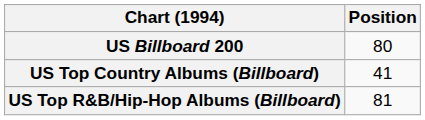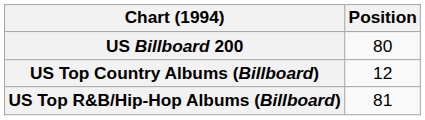(383, 73) 41 -> (383, 73) 12
